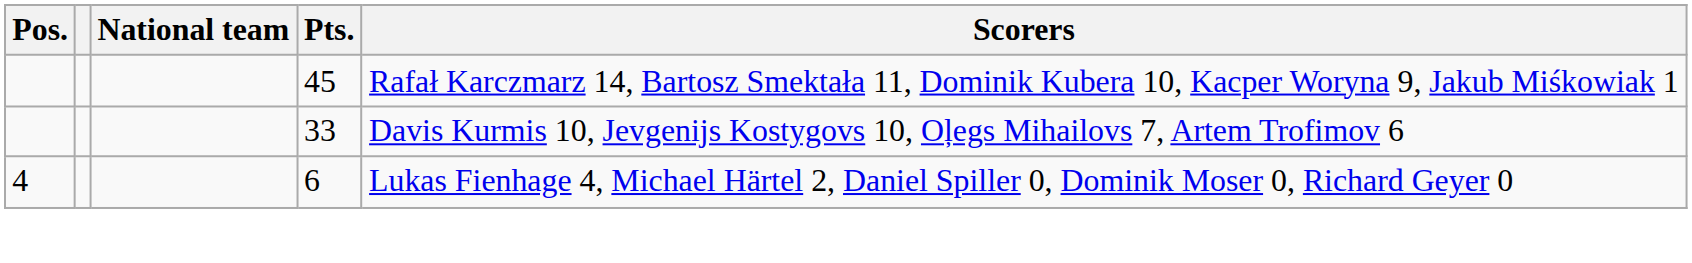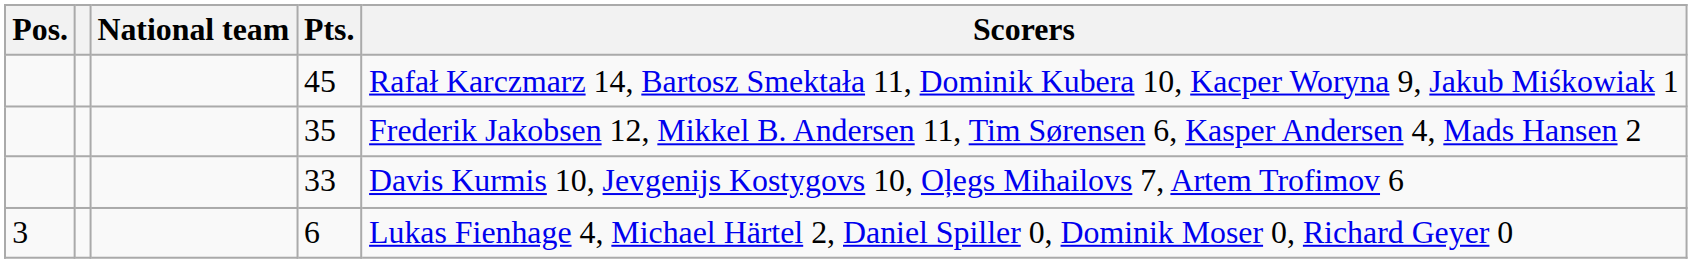+ row: (320, 130)
(20, 181) 4 -> (20, 231) 3
